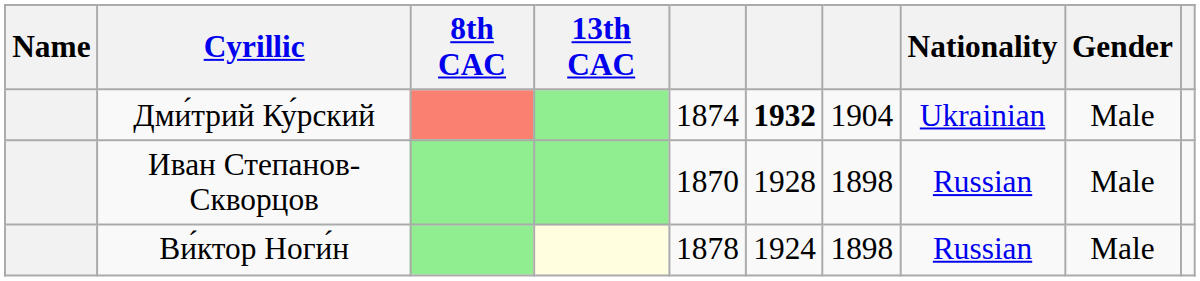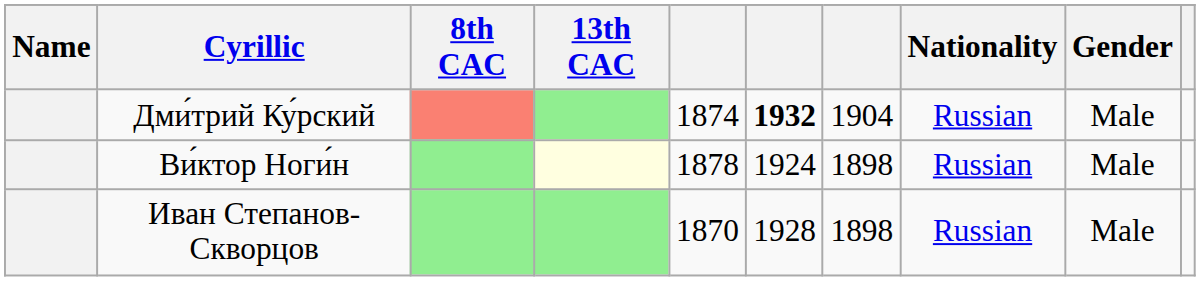(983, 114) Ukrainian -> (983, 114) Russian
rows swapped: (254, 249) <-> (254, 181)
